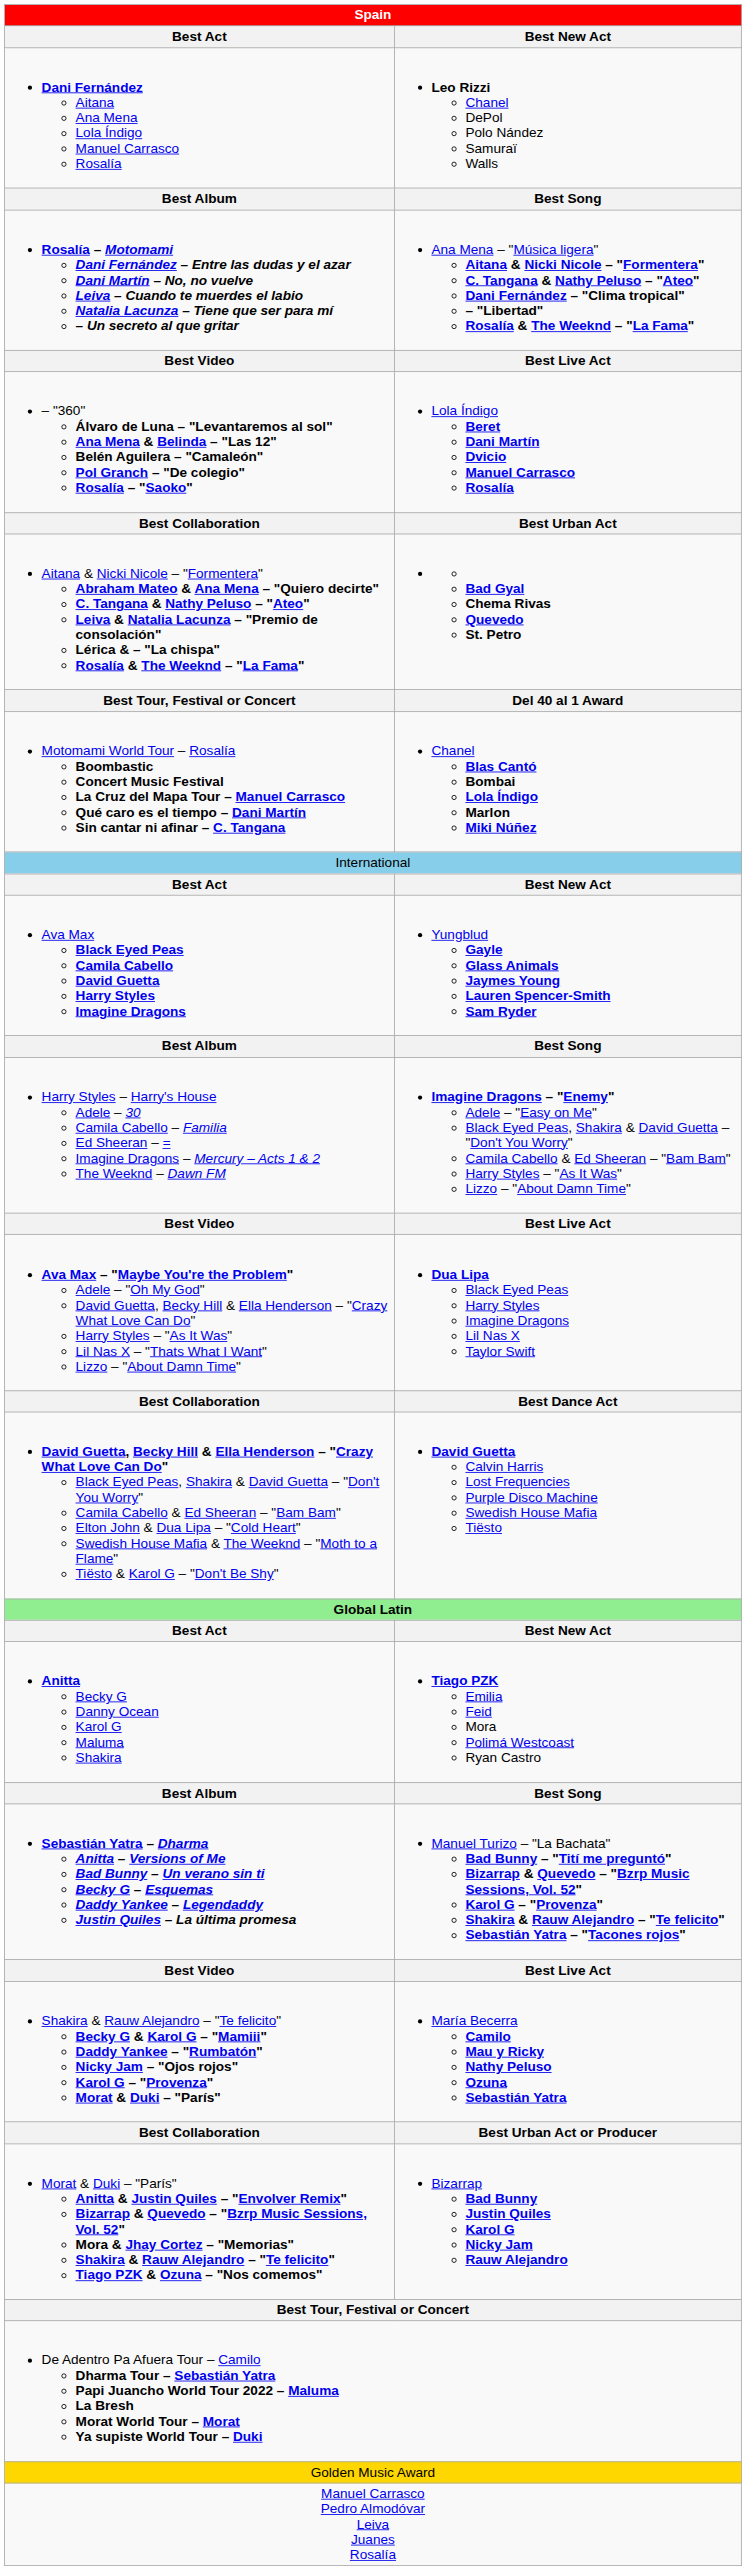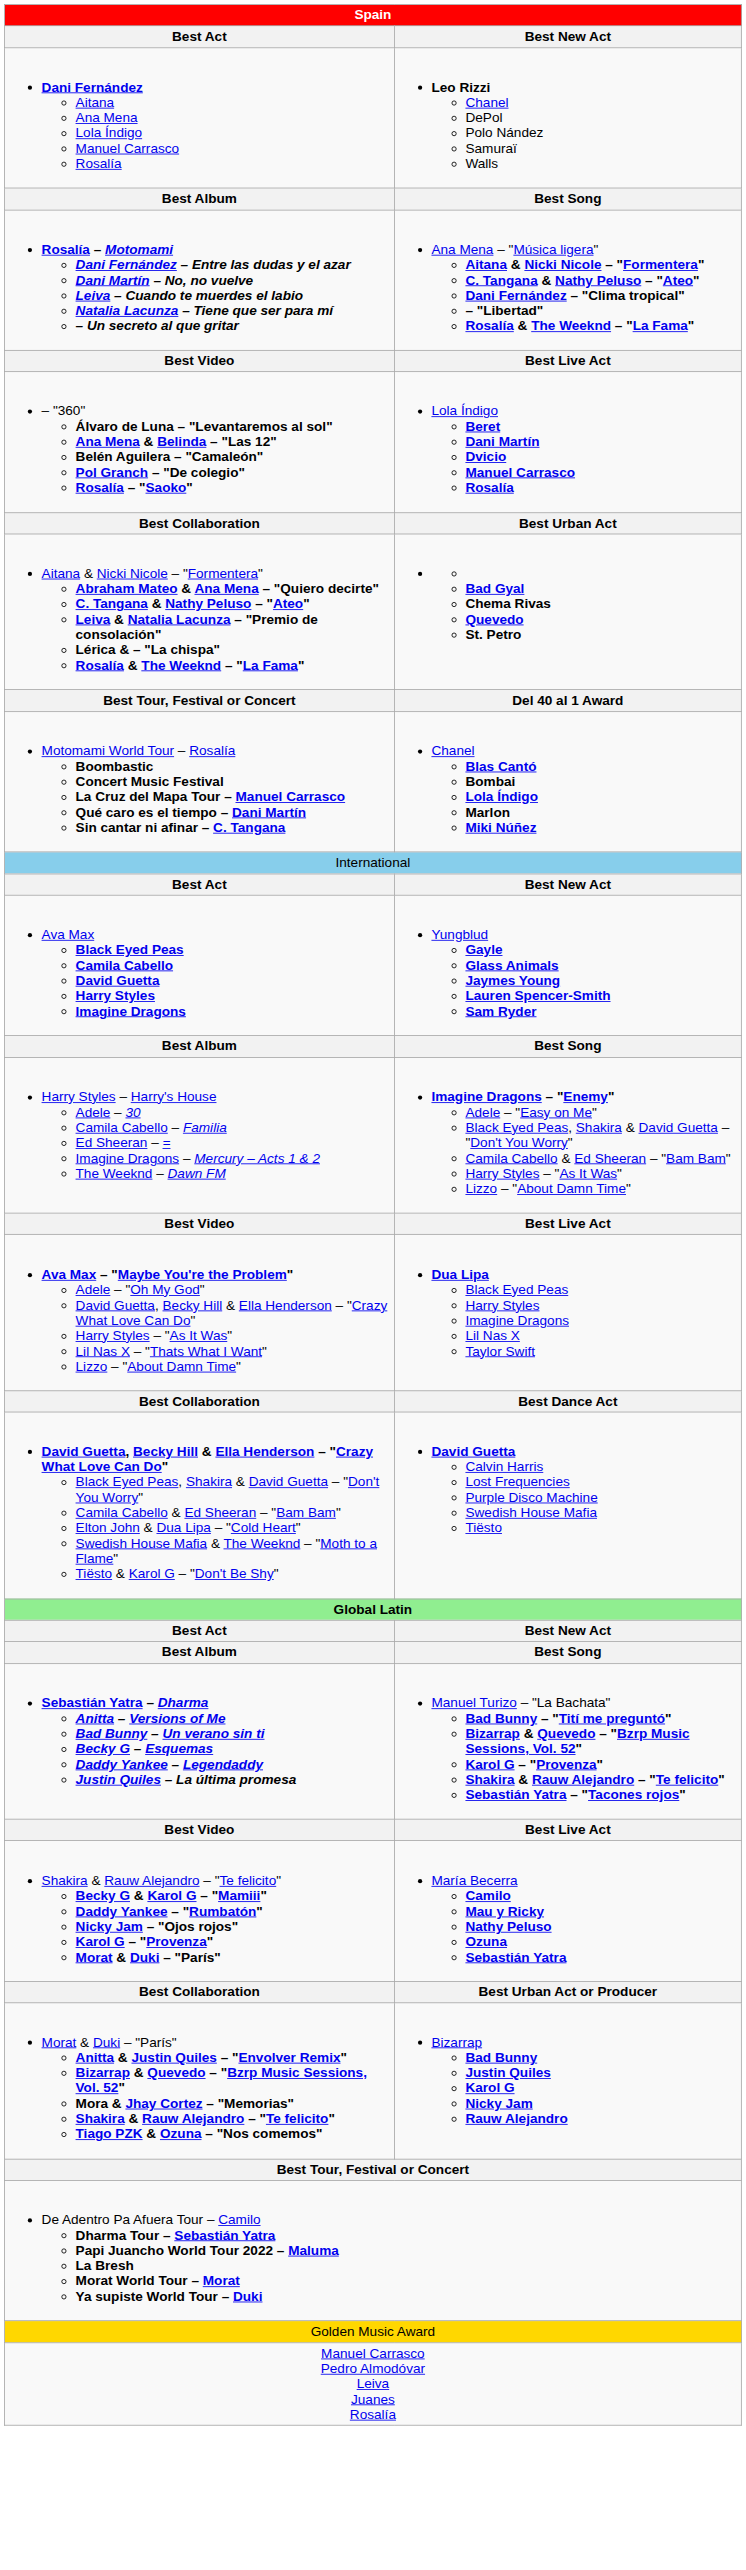- row: (199, 1720)
